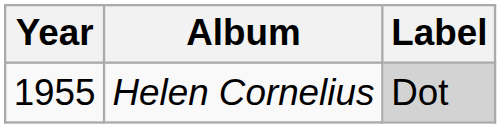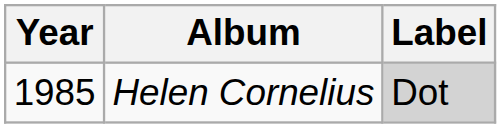(55, 92) 1955 -> (55, 92) 1985
